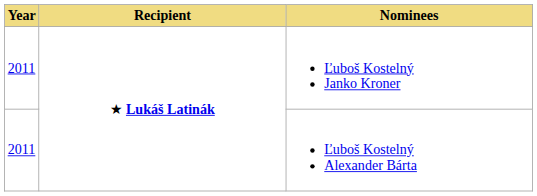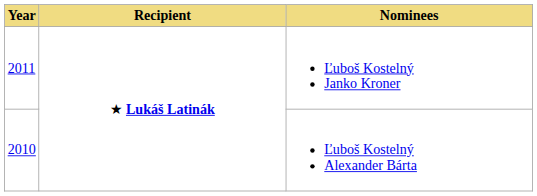(22, 150) 2011 -> (22, 150) 2010
